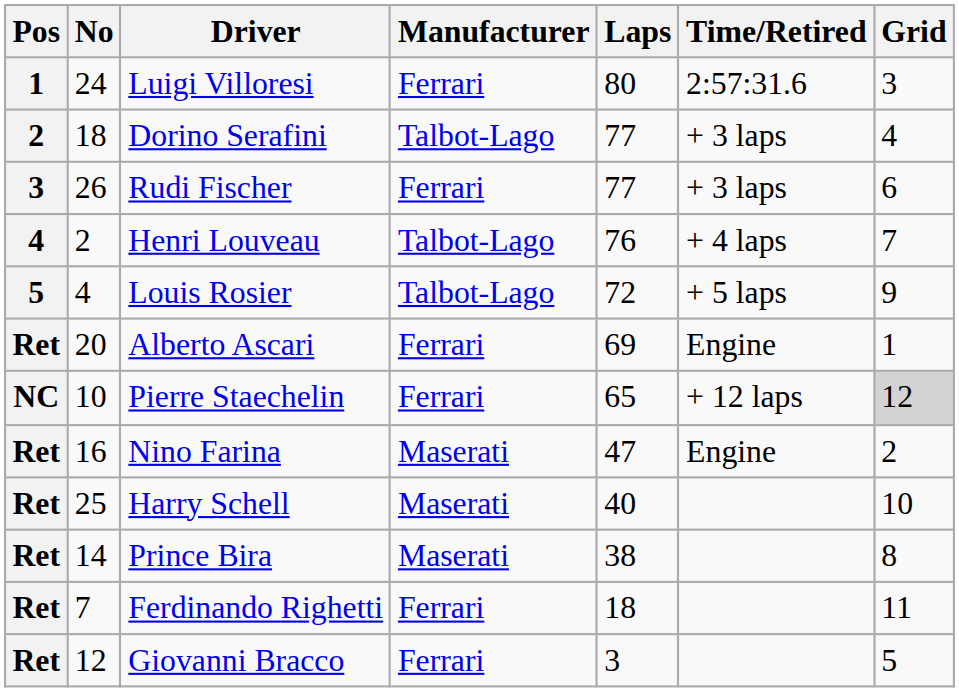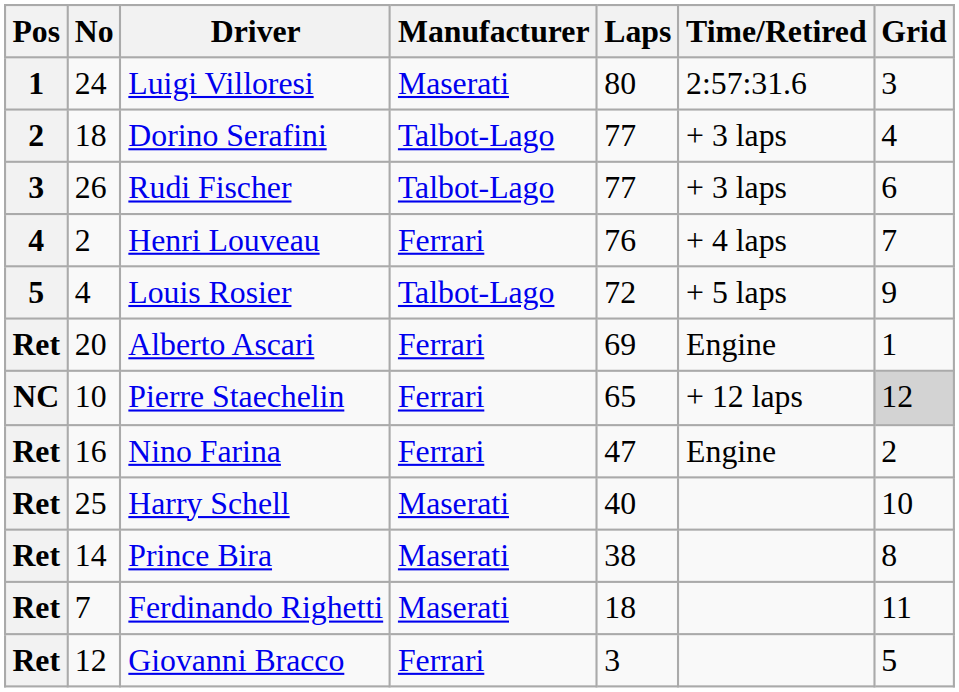(441, 83) Ferrari -> (453, 83) Maserati
(441, 188) Ferrari -> (476, 188) Talbot-Lago
(476, 240) Talbot-Lago -> (441, 240) Ferrari
(453, 449) Maserati -> (441, 449) Ferrari
(441, 607) Ferrari -> (453, 607) Maserati
